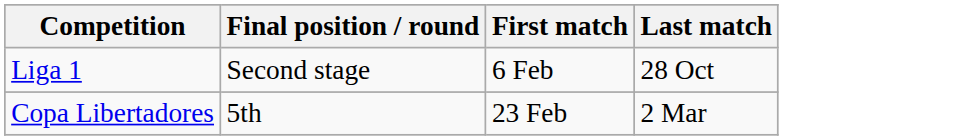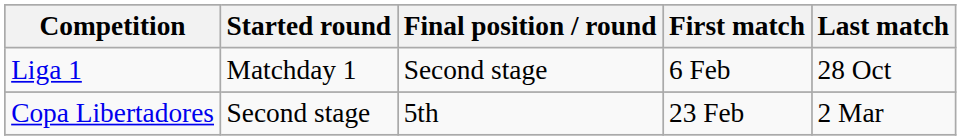+ column: (309, 26)
